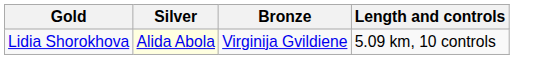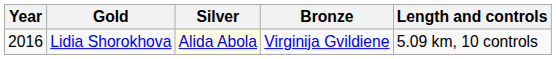+ column: (26, 16)
